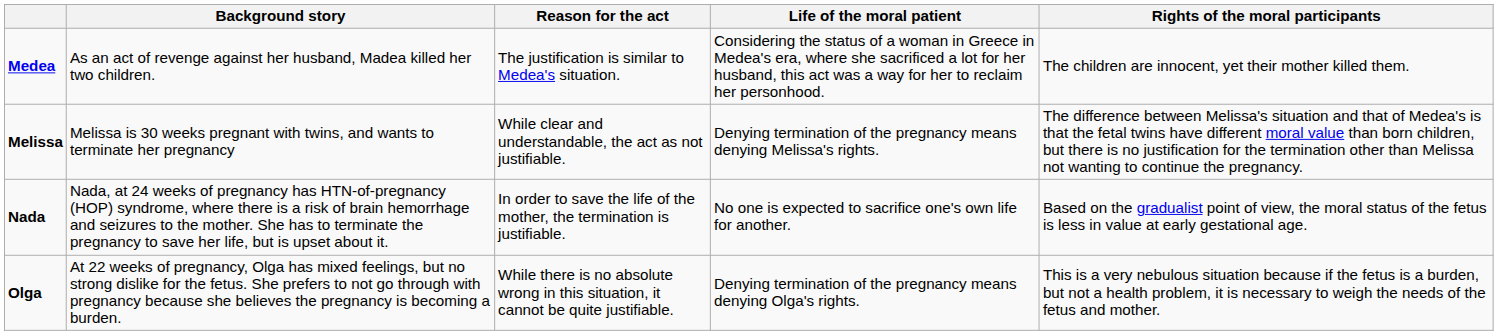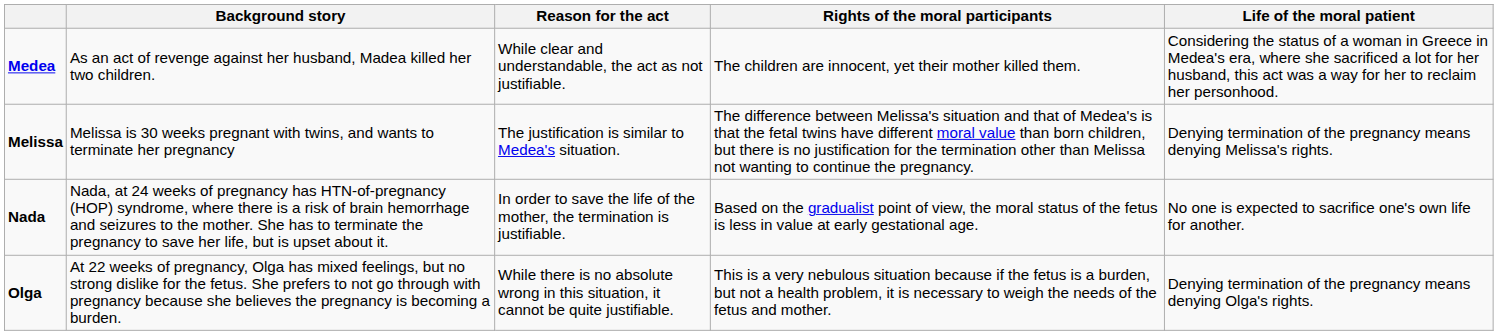columns swapped: (875, 16) <-> (1266, 16)
(591, 66) The justification is similar to Medea's situation. -> (600, 66) While clear and understandable, the act as not justifiable.
(600, 141) While clear and understandable, the act as not justifiable. -> (591, 141) The justification is similar to Medea's situation.
